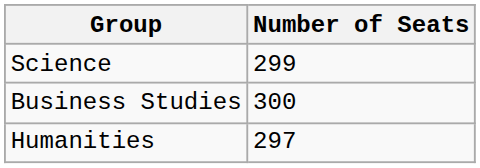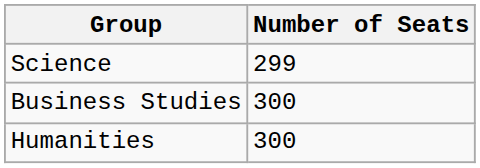(275, 142) 297 -> (275, 142) 300
